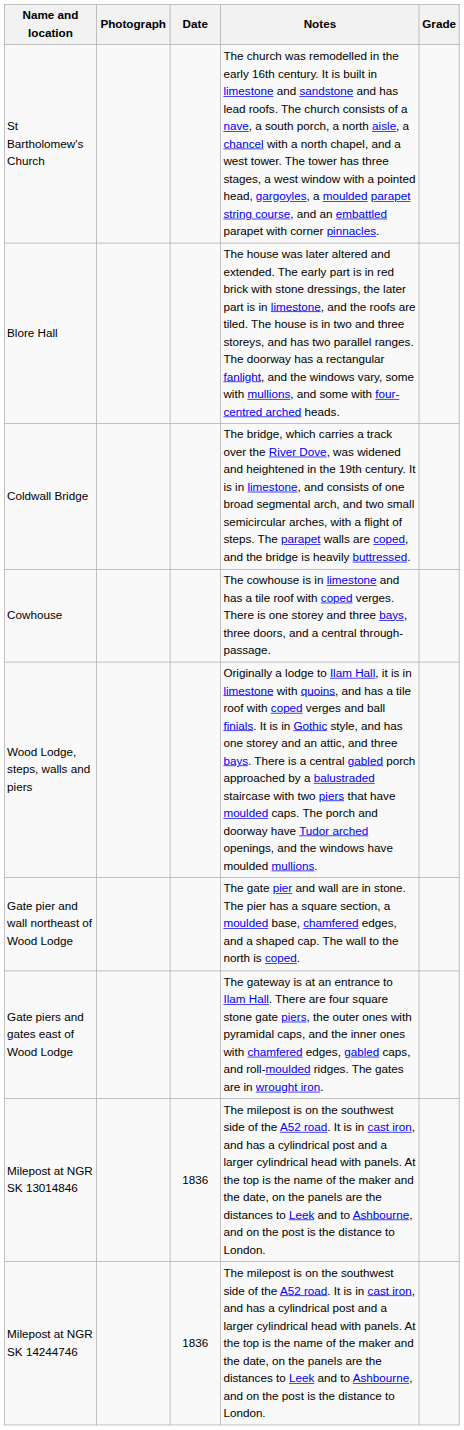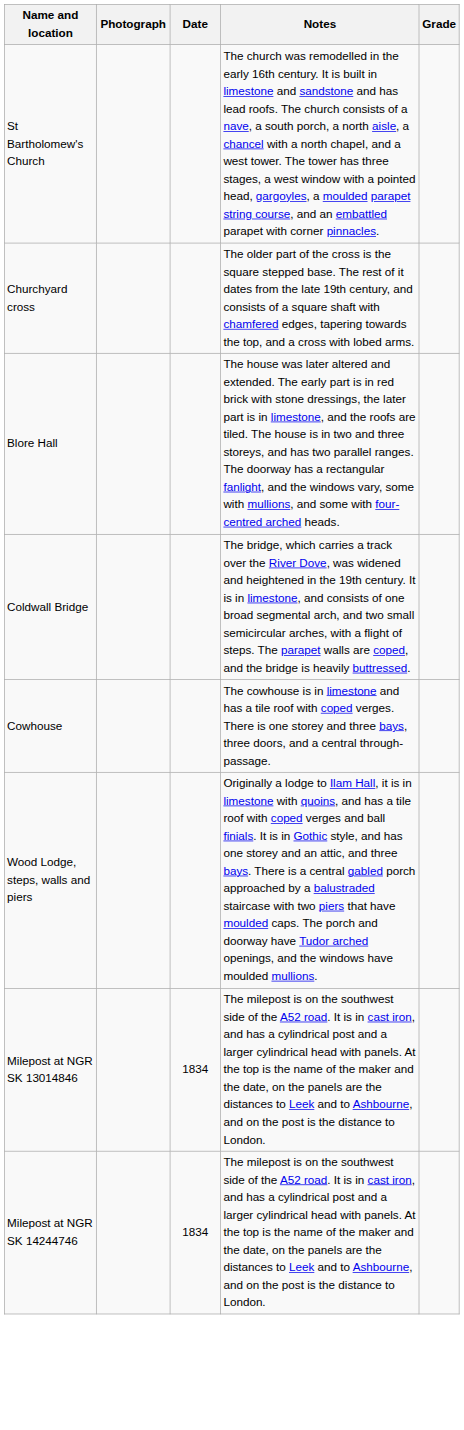+ row: (37, 298)
- row: (50, 924)
- row: (45, 1034)
(195, 1180) 1836 -> (195, 1069) 1834
(195, 1343) 1836 -> (195, 1232) 1834
